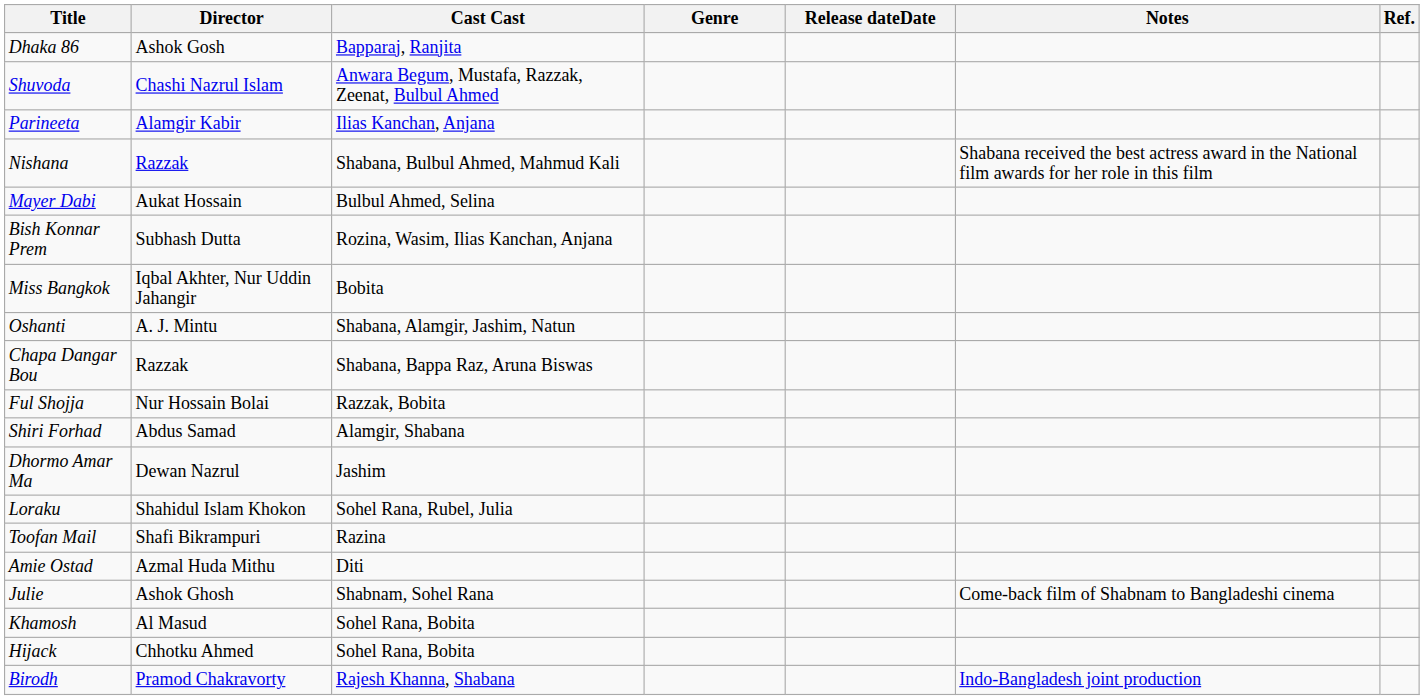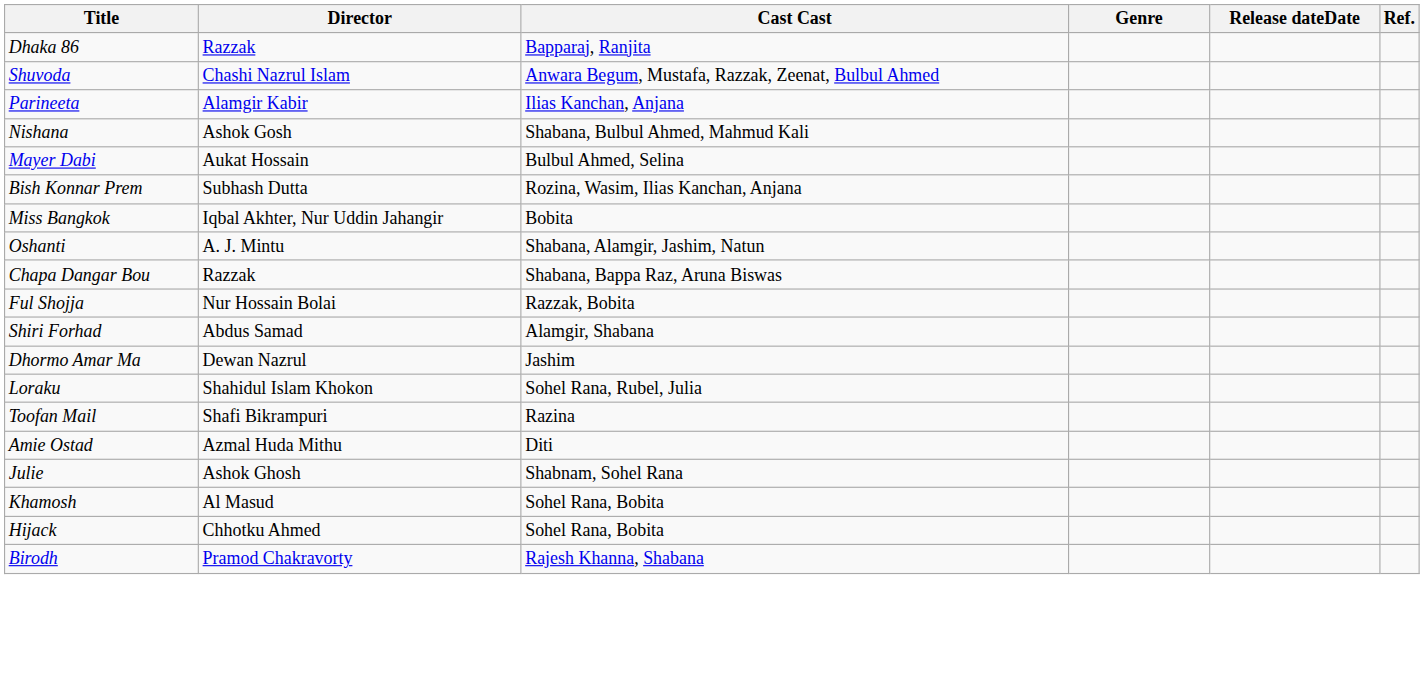- column: (1167, 18)
(180, 47) Ashok Gosh -> (229, 47) Razzak
(162, 162) Razzak -> (247, 132) Ashok Gosh
